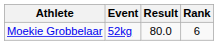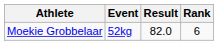(161, 31) 80.0 -> (161, 31) 82.0
